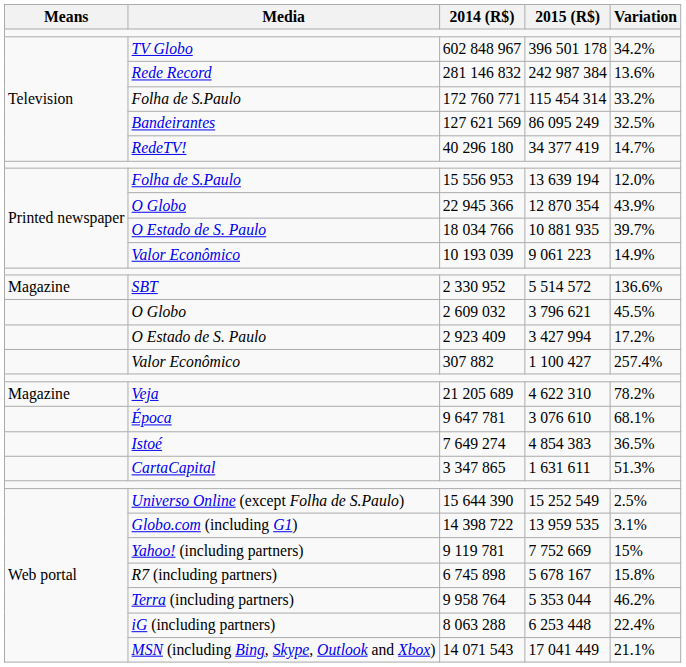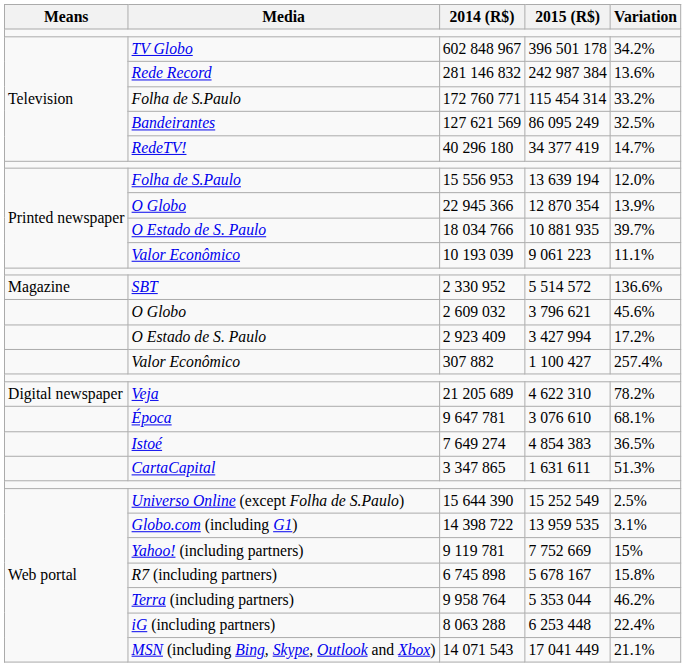(634, 205) 43.9% -> (634, 205) 13.9%
(634, 255) 14.9% -> (634, 255) 11.1%
(634, 312) 45.5% -> (634, 312) 45.6%
(39, 393) Magazine -> (65, 393) Digital newspaper
